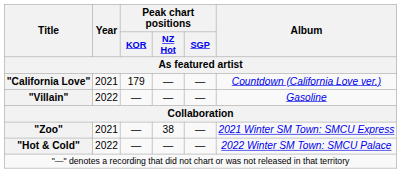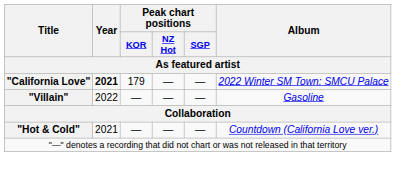(106, 81) normal -> (106, 81) bold
(306, 81) Countdown (California Love ver.) -> (304, 81) 2022 Winter SM Town: SMCU Palace
- row: (49, 130)
(106, 146) 2022 -> (106, 130) 2021
(306, 146) 2022 Winter SM Town: SMCU Palace -> (304, 130) Countdown (California Love ver.)
